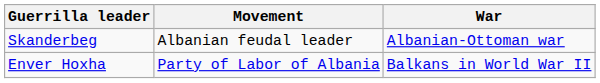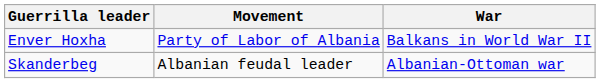rows swapped: (57, 65) <-> (53, 41)
